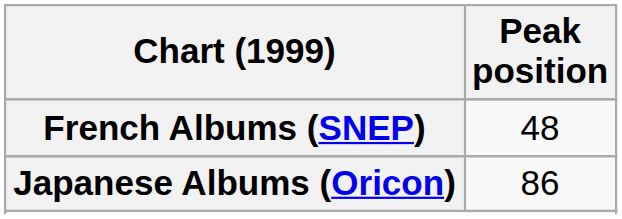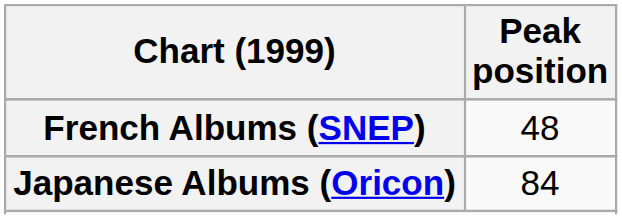(540, 182) 86 -> (540, 182) 84
